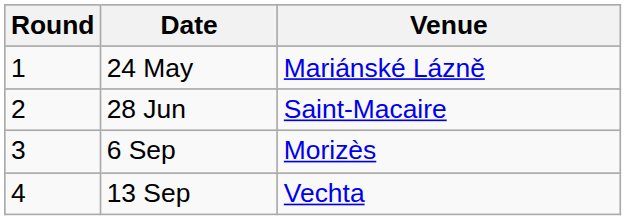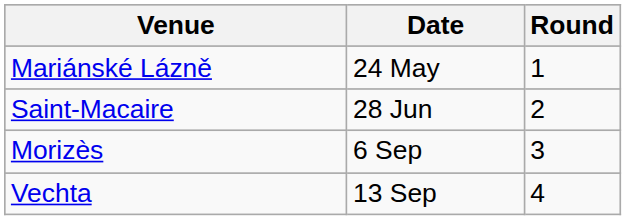columns swapped: (53, 25) <-> (449, 25)
